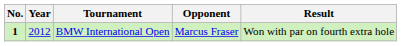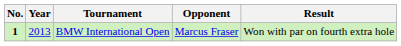(40, 32) 2012 -> (40, 32) 2013
